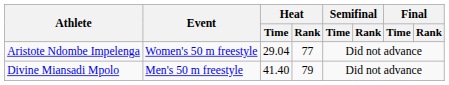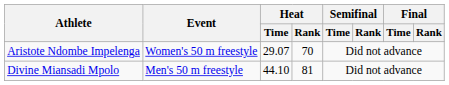(276, 51) 29.04 -> (276, 51) 29.07
(308, 51) 77 -> (308, 51) 70
(276, 71) 41.40 -> (276, 71) 44.10
(308, 71) 79 -> (308, 71) 81
